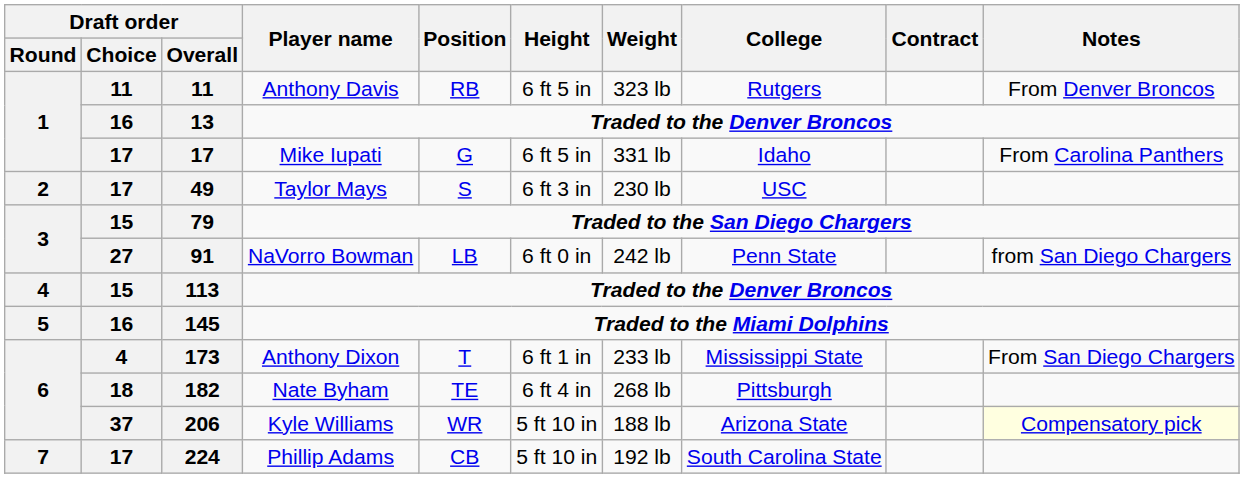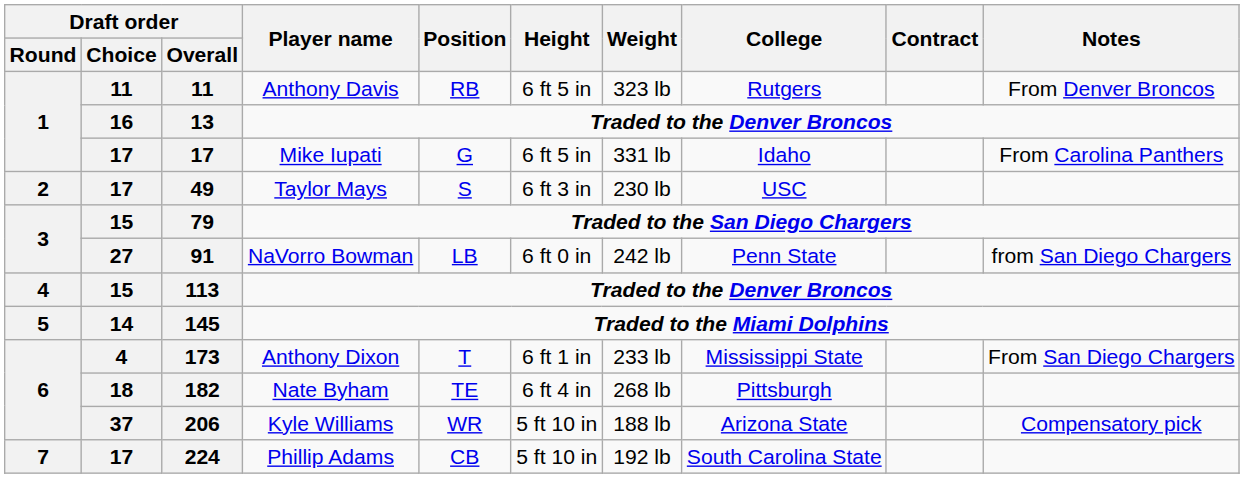(121, 323) 16 -> (121, 323) 14
(1111, 423) lightyellow background -> (1111, 423) no background
